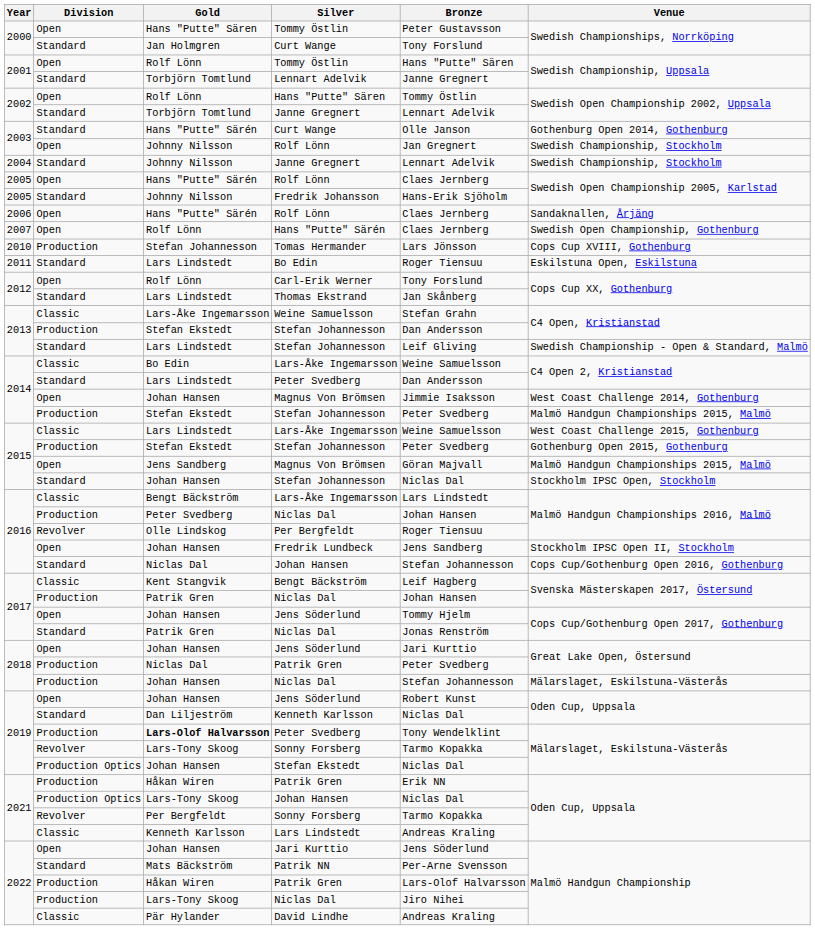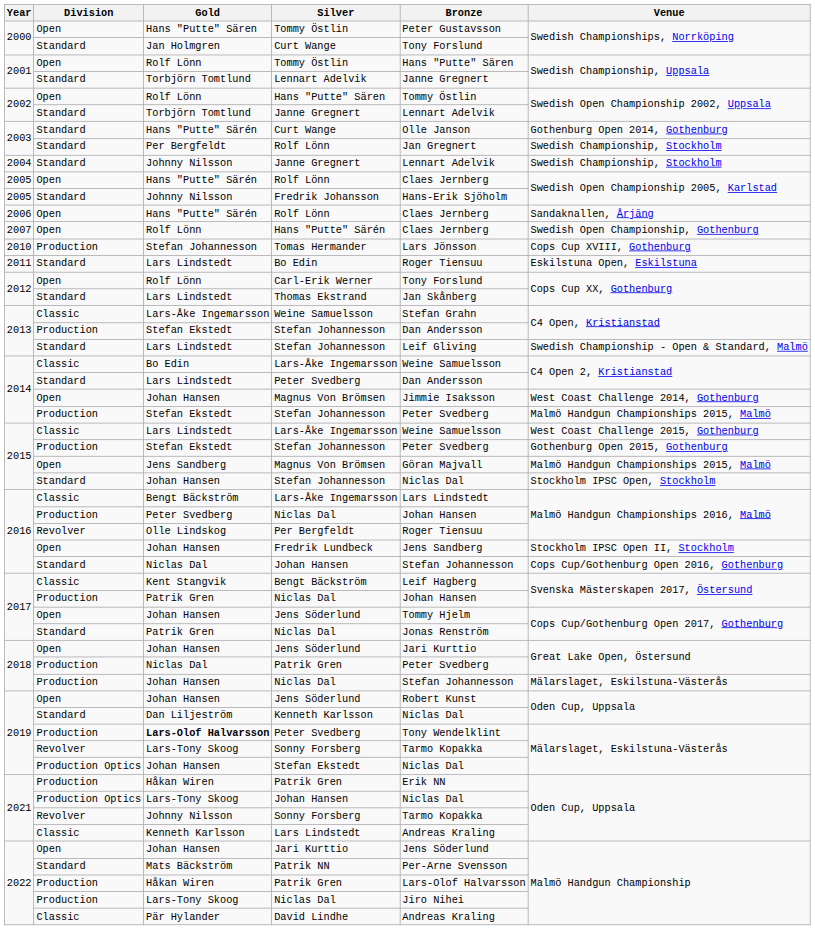(49, 147) Open -> (61, 147) Standard
(189, 147) Johnny Nilsson -> (186, 147) Per Bergfeldt
(186, 816) Per Bergfeldt -> (189, 816) Johnny Nilsson
